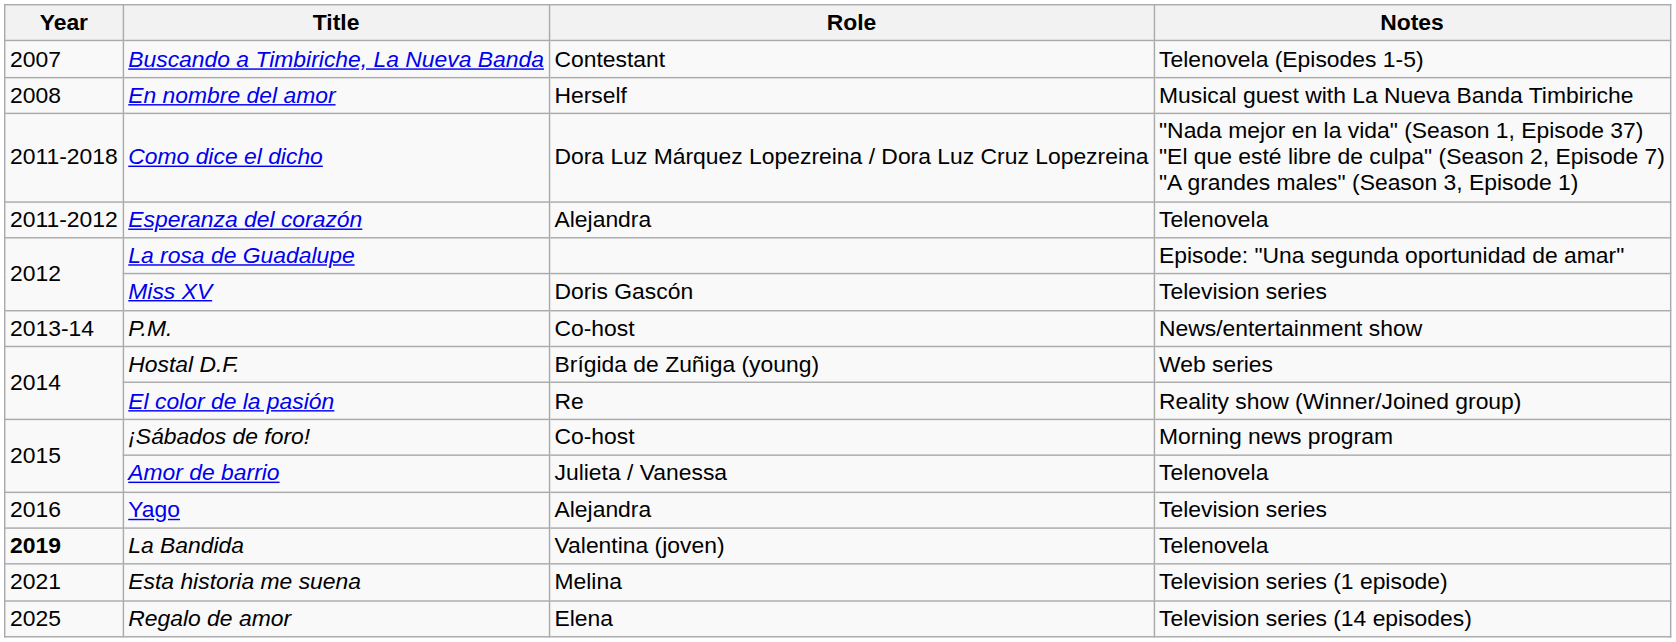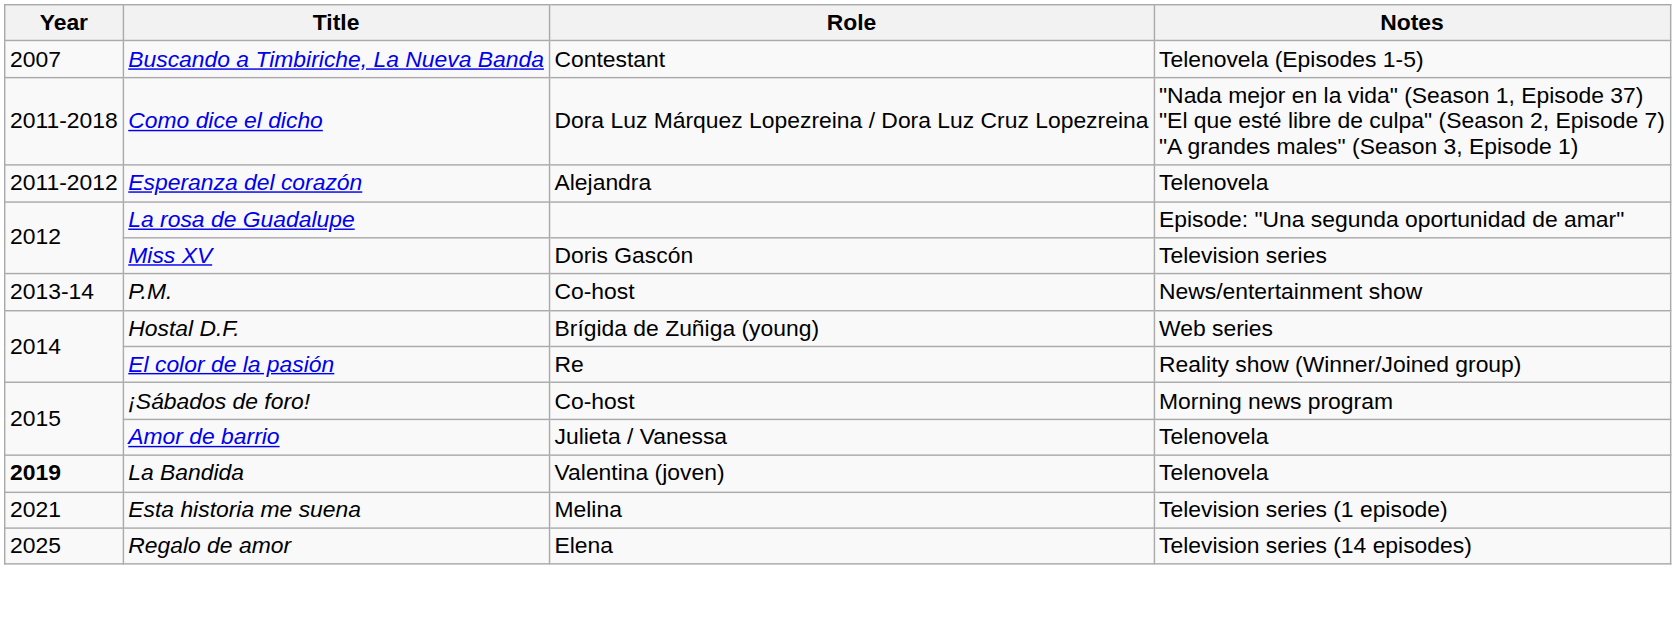- row: (232, 95)
- row: (154, 509)
